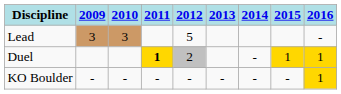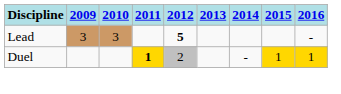(189, 36) normal -> (180, 36) bold
- row: (40, 78)
